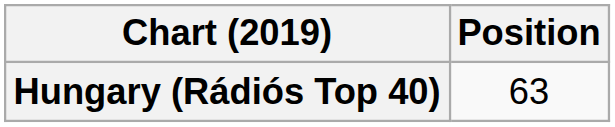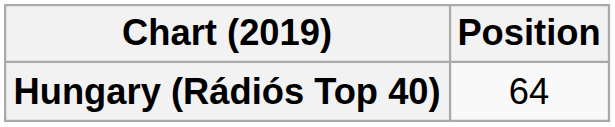(529, 90) 63 -> (529, 90) 64
